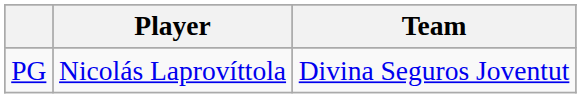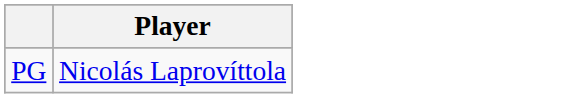- column: (434, 26)
